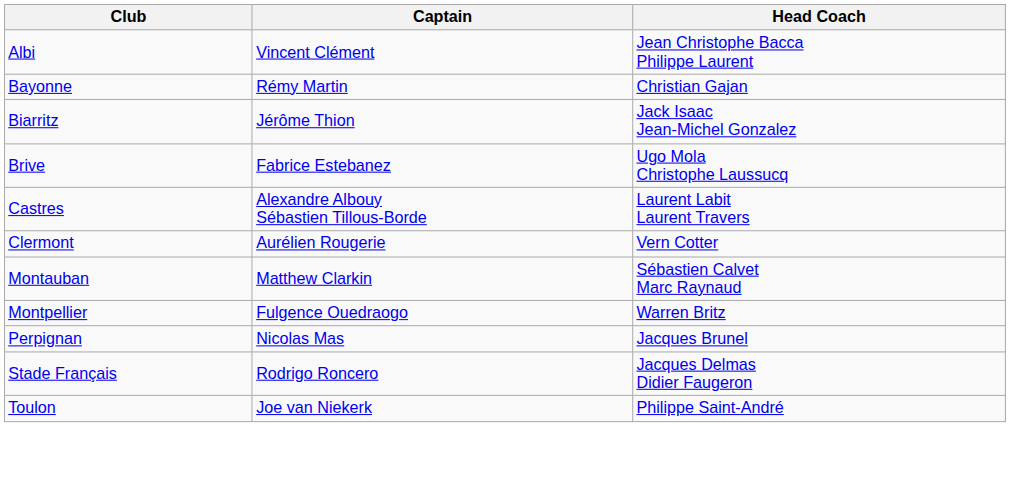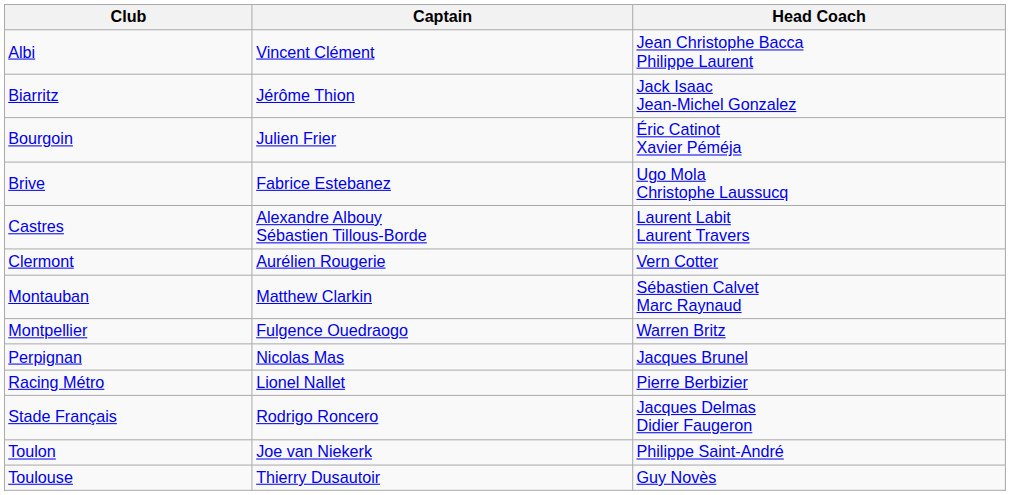- row: (40, 86)
+ row: (41, 139)
+ row: (56, 382)
+ row: (41, 477)
